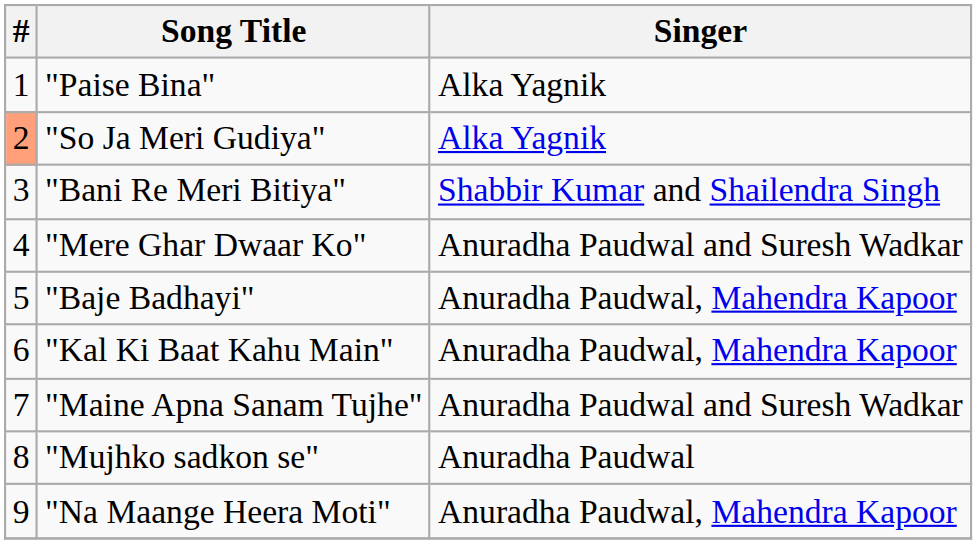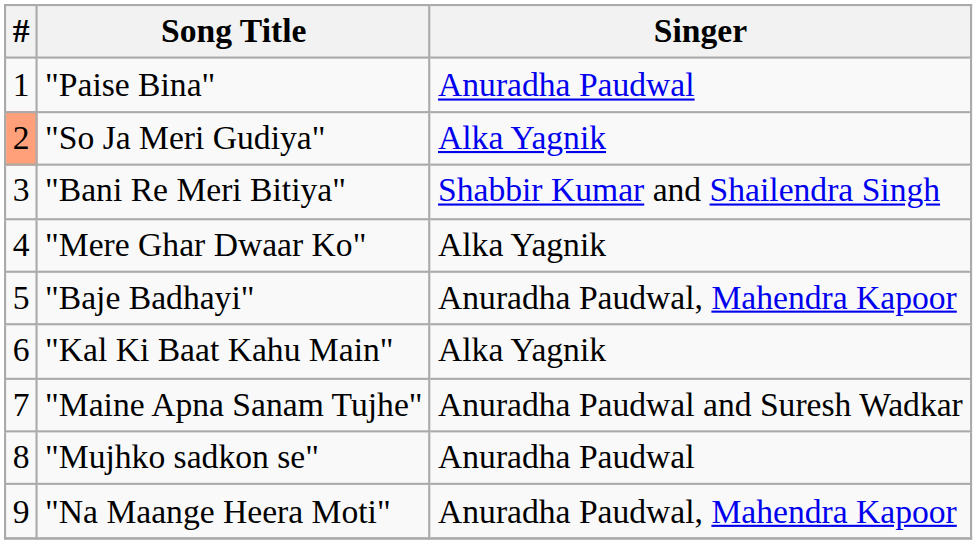(522, 84) Alka Yagnik -> (566, 84) Anuradha Paudwal
(700, 244) Anuradha Paudwal and Suresh Wadkar -> (522, 244) Alka Yagnik
(697, 350) Anuradha Paudwal, Mahendra Kapoor -> (522, 350) Alka Yagnik
